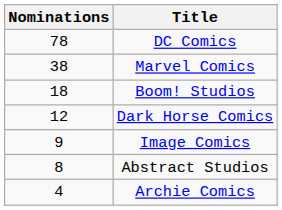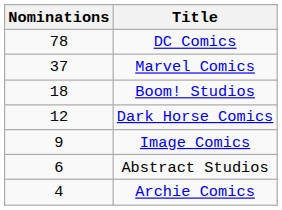(59, 67) 38 -> (59, 67) 37
(59, 167) 8 -> (59, 167) 6
